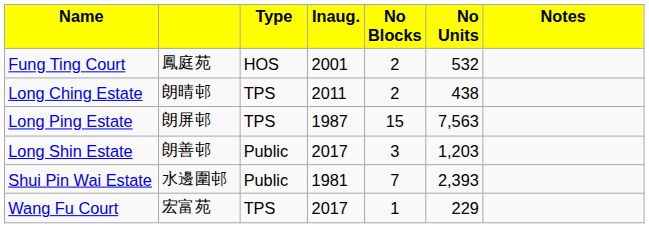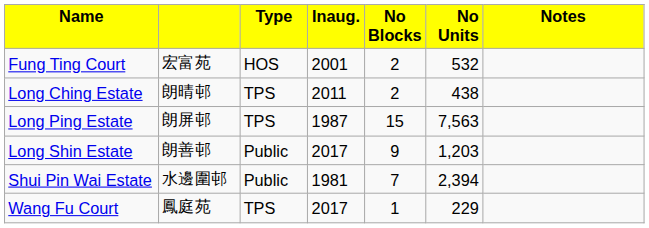(186, 62) 鳳庭苑 -> (186, 62) 宏富苑
(395, 151) 3 -> (395, 151) 9
(458, 180) 2,393 -> (458, 180) 2,394
(186, 207) 宏富苑 -> (186, 207) 鳳庭苑
